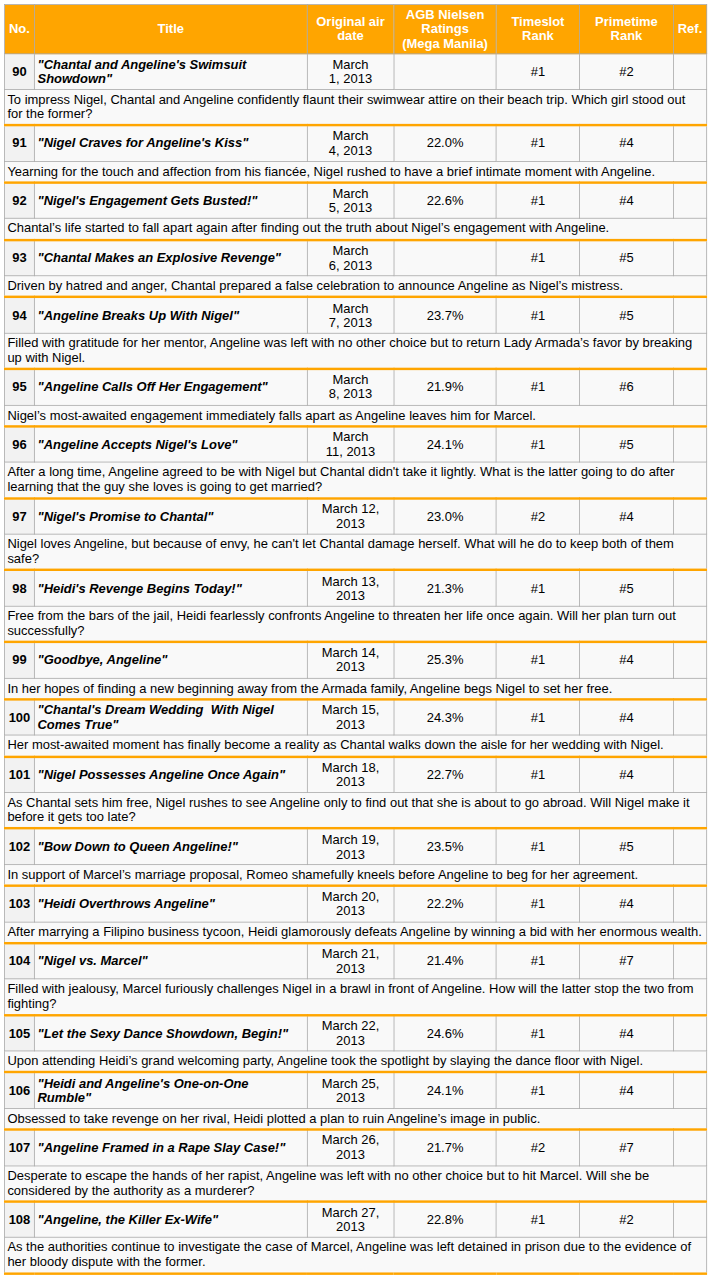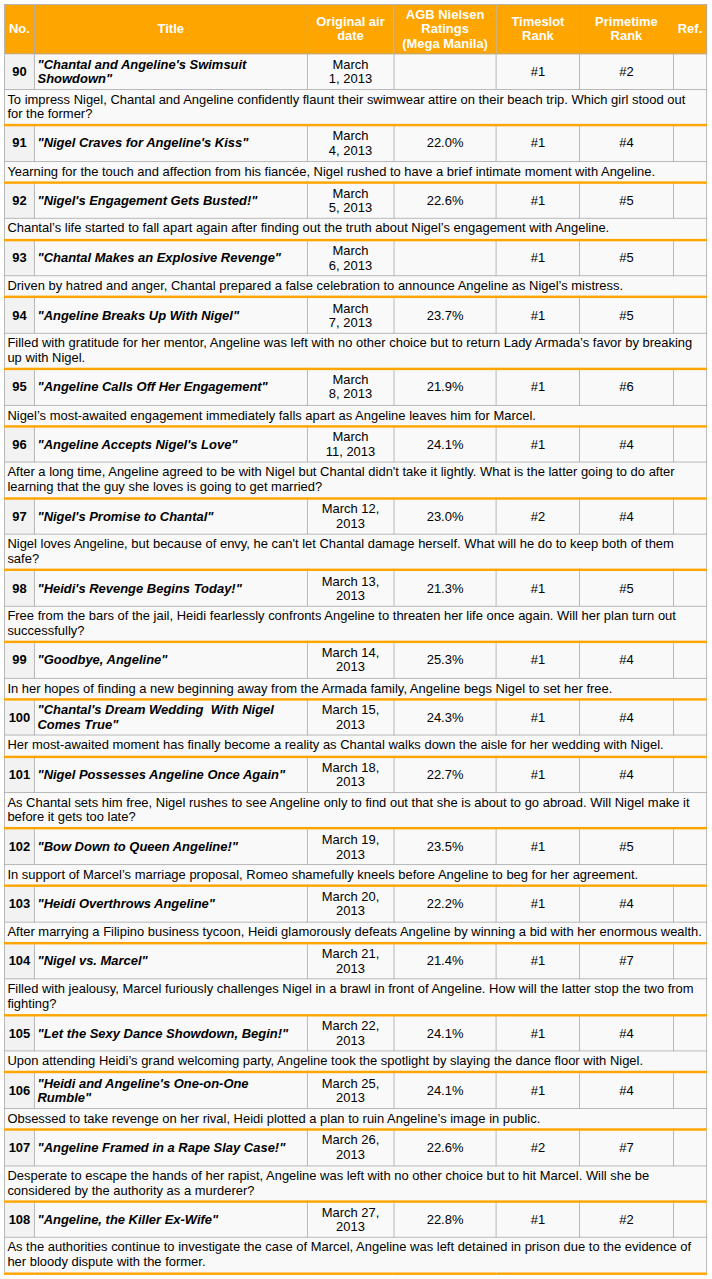(626, 200) #4 -> (626, 200) #5
(626, 444) #5 -> (626, 444) #4
(445, 1033) 24.6% -> (445, 1033) 24.1%
(445, 1148) 21.7% -> (445, 1148) 22.6%
